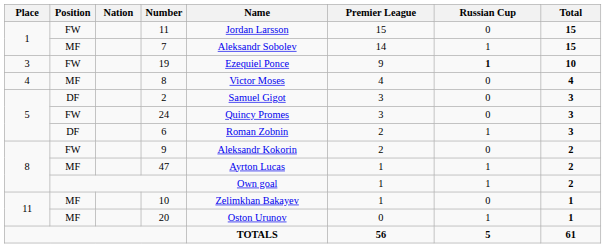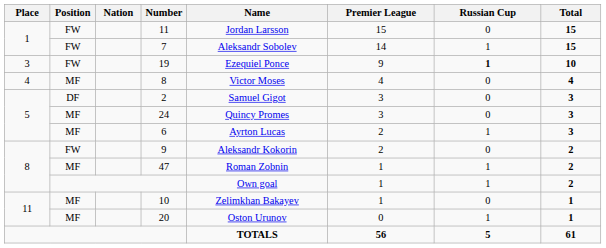(73, 47) MF -> (73, 47) FW
(73, 115) FW -> (73, 115) MF
(73, 132) DF -> (73, 132) MF
(257, 132) Roman Zobnin -> (257, 132) Ayrton Lucas
(257, 166) Ayrton Lucas -> (257, 166) Roman Zobnin
